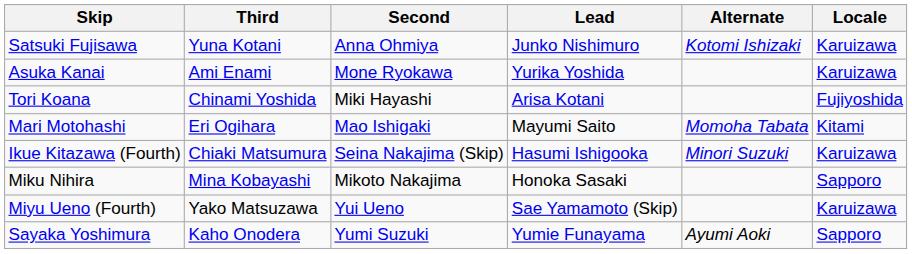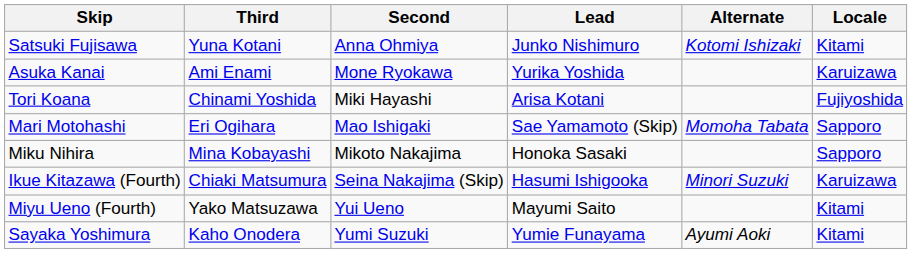(856, 45) Karuizawa -> (840, 45) Kitami
(564, 126) Mayumi Saito -> (595, 126) Sae Yamamoto (Skip)
(840, 126) Kitami -> (849, 126) Sapporo
rows swapped: (95, 153) <-> (51, 180)
(595, 208) Sae Yamamoto (Skip) -> (564, 208) Mayumi Saito
(856, 208) Karuizawa -> (840, 208) Kitami
(849, 235) Sapporo -> (840, 235) Kitami
